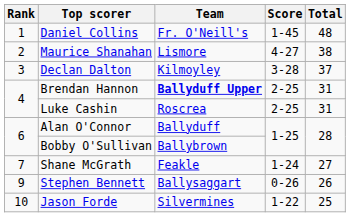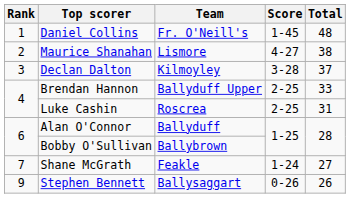(210, 89) bold -> (210, 89) normal
(325, 89) 31 -> (325, 89) 33
- row: (79, 202)
